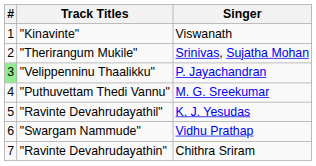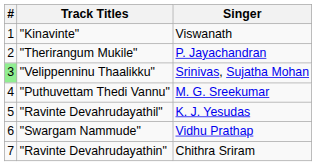(242, 53) Srinivas, Sujatha Mohan -> (221, 53) P. Jayachandran
(221, 72) P. Jayachandran -> (242, 72) Srinivas, Sujatha Mohan
